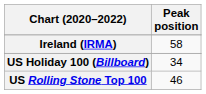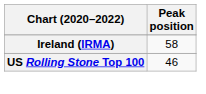- row: (78, 62)
